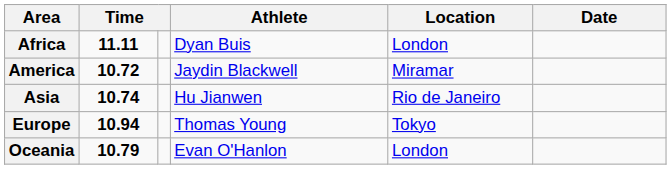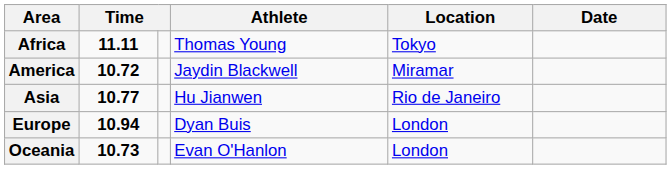(212, 44) Dyan Buis -> (230, 44) Thomas Young
(420, 44) London -> (414, 44) Tokyo
(118, 97) 10.74 -> (118, 97) 10.77
(230, 124) Thomas Young -> (212, 124) Dyan Buis
(414, 124) Tokyo -> (420, 124) London
(118, 151) 10.79 -> (118, 151) 10.73
